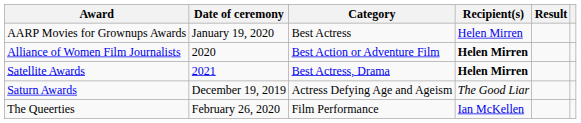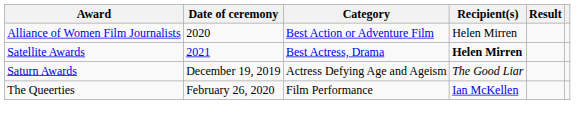- row: (97, 33)
(493, 52) bold -> (485, 33) normal
